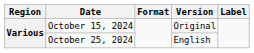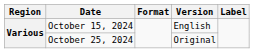(195, 26) Original -> (192, 26) English
(192, 40) English -> (195, 40) Original
